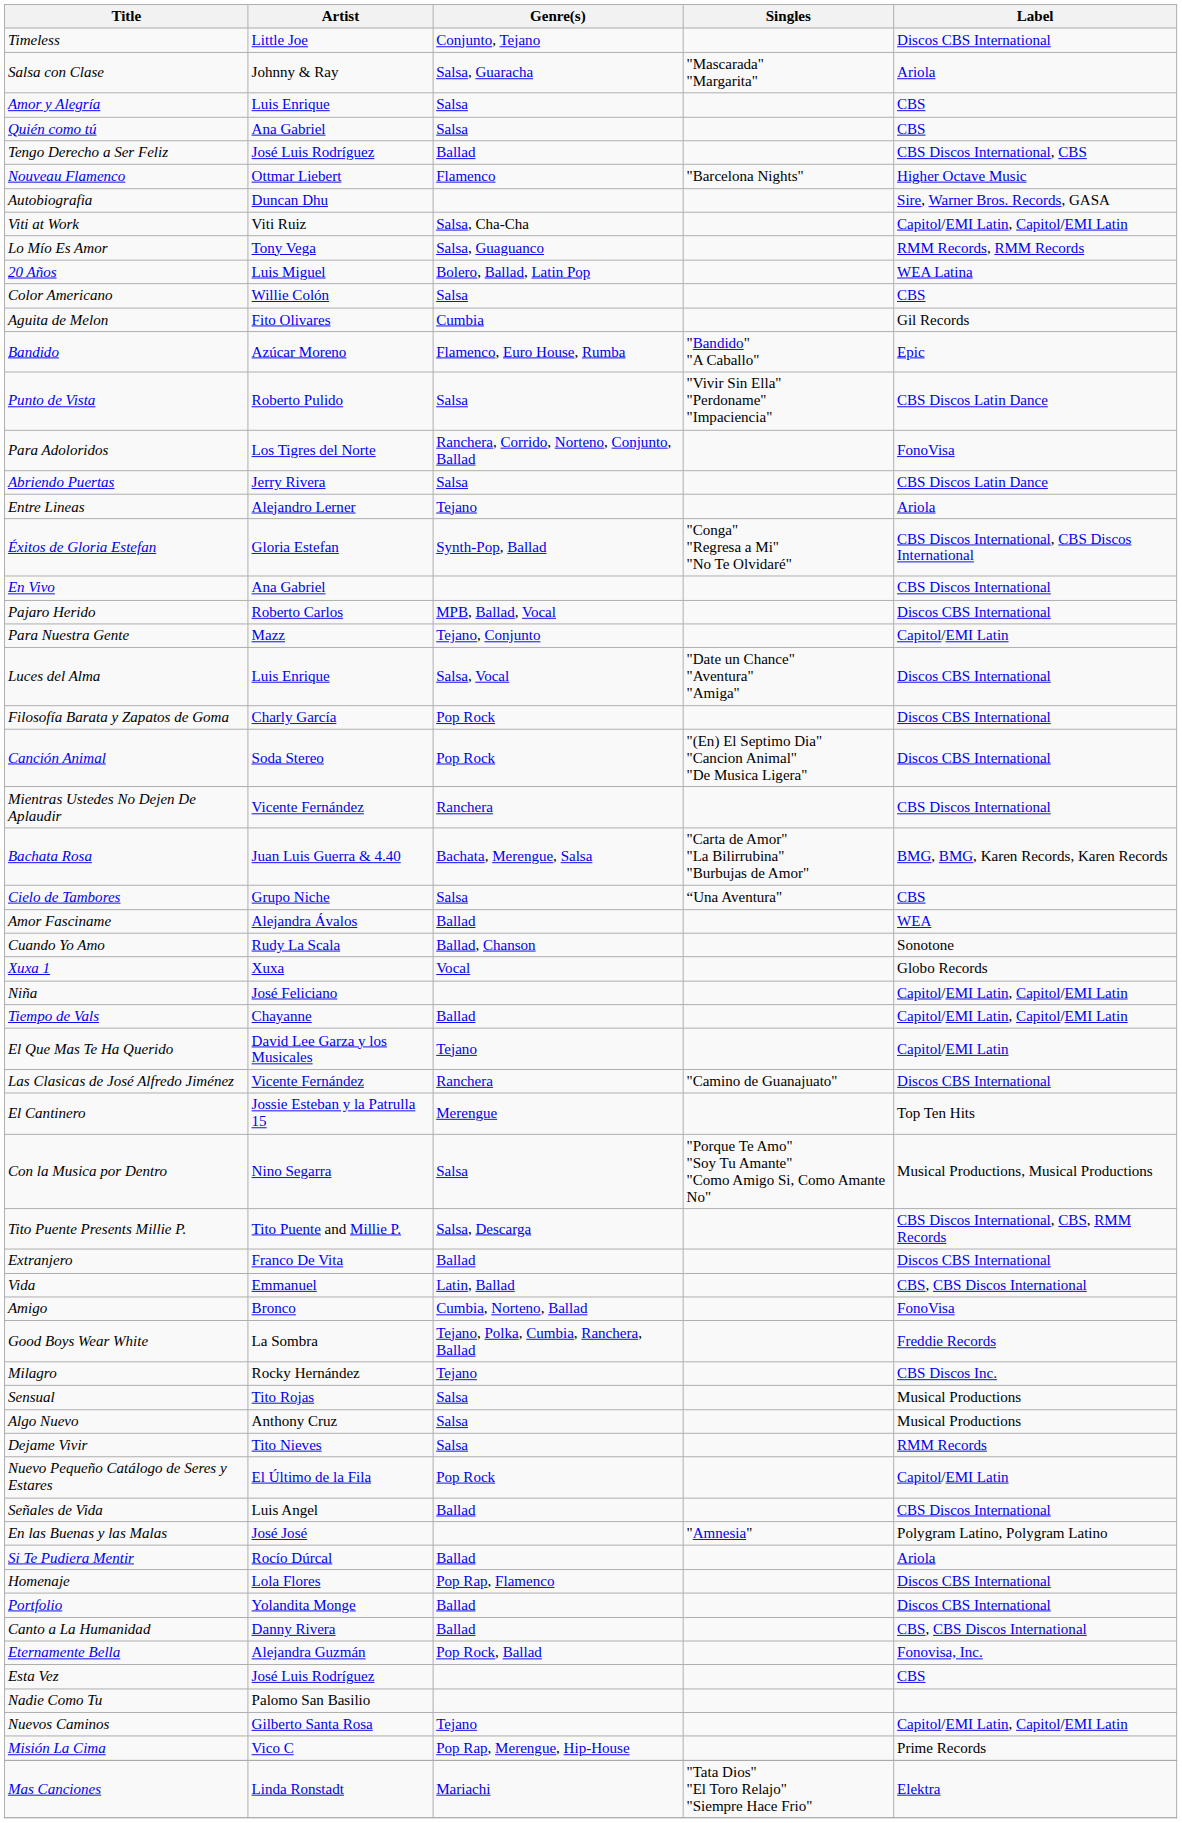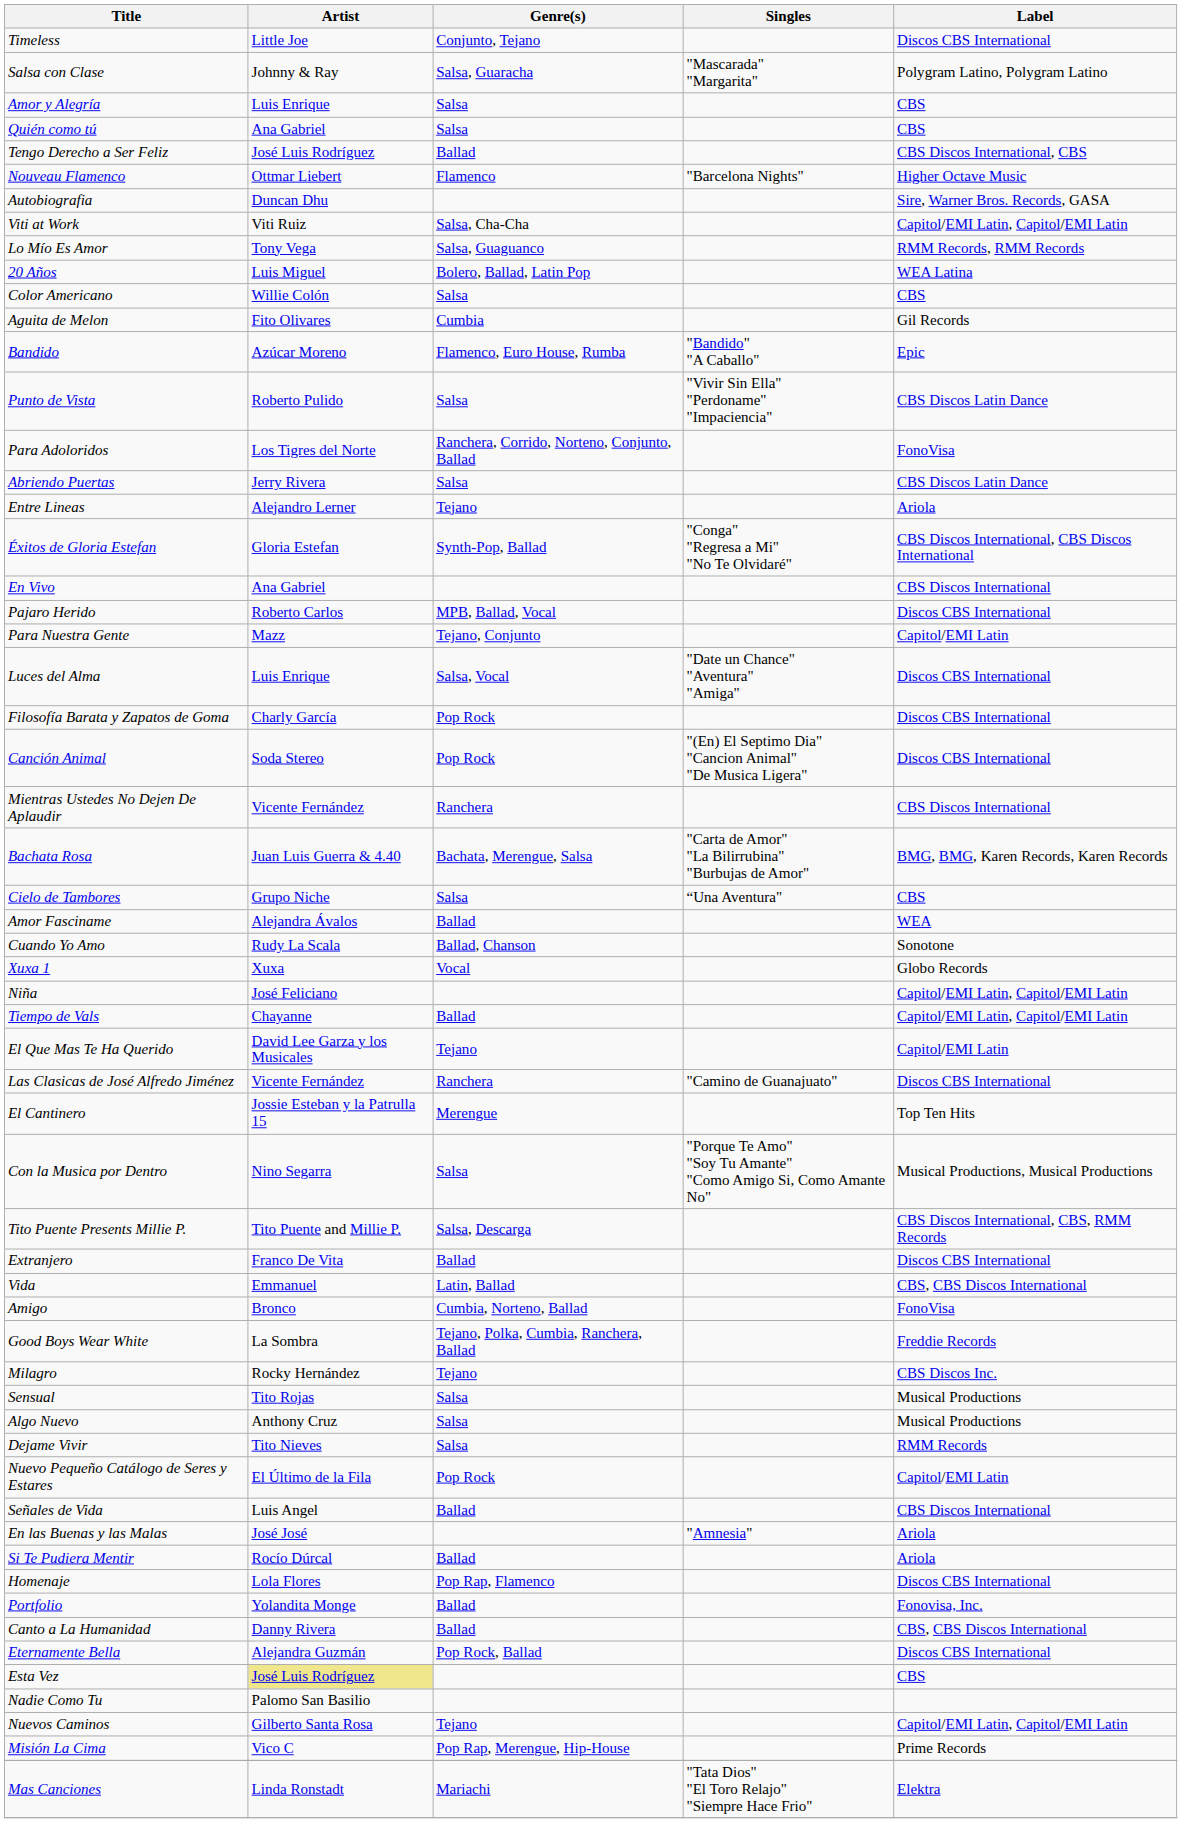(916, 72) Ariola -> (1002, 72) Polygram Latino, Polygram Latino
(1002, 1533) Polygram Latino, Polygram Latino -> (916, 1533) Ariola
(974, 1605) Discos CBS International -> (940, 1605) Fonovisa, Inc.
(940, 1652) Fonovisa, Inc. -> (974, 1652) Discos CBS International
(313, 1676) no background -> (313, 1676) khaki background
